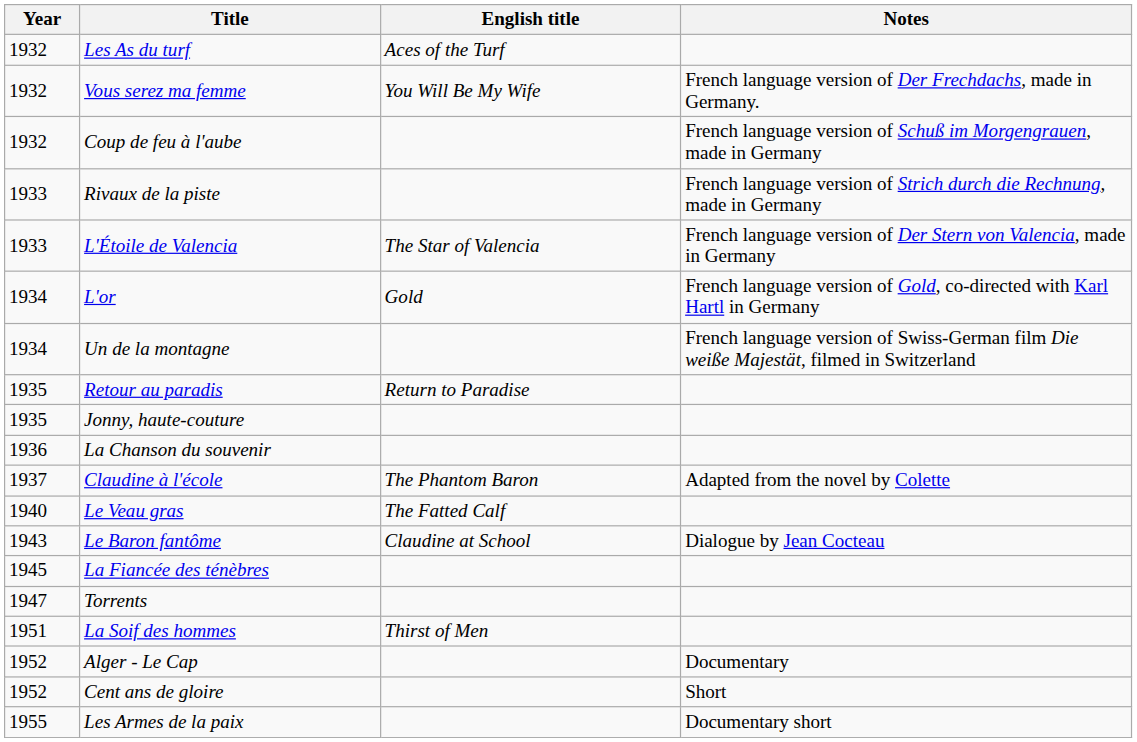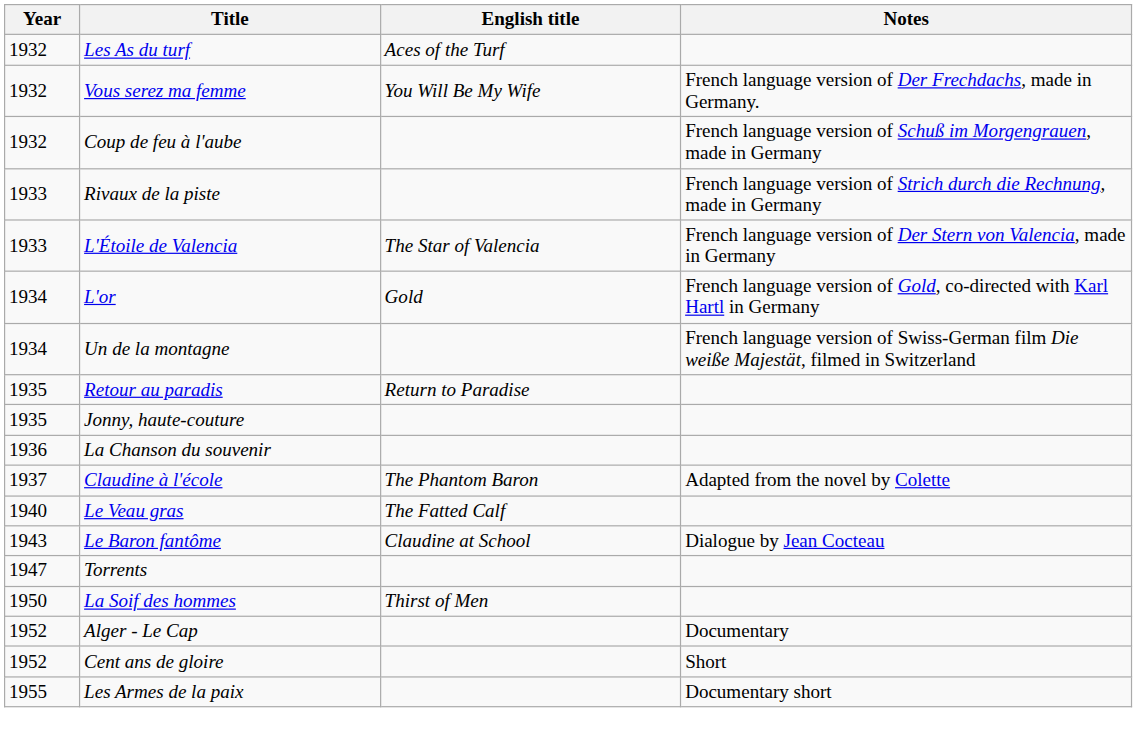- row: (177, 570)
(28, 631) 1951 -> (28, 601) 1950
